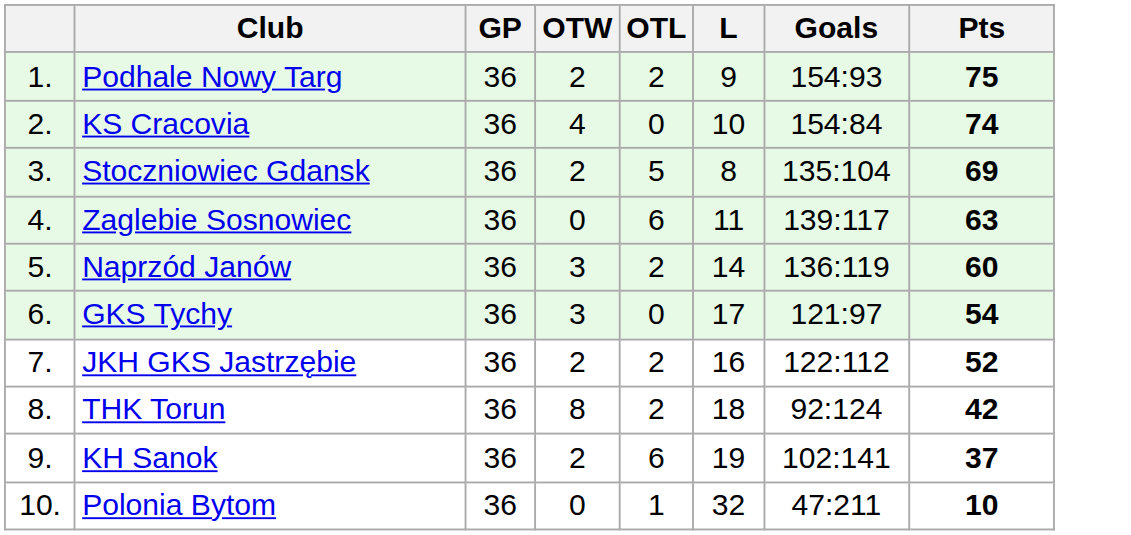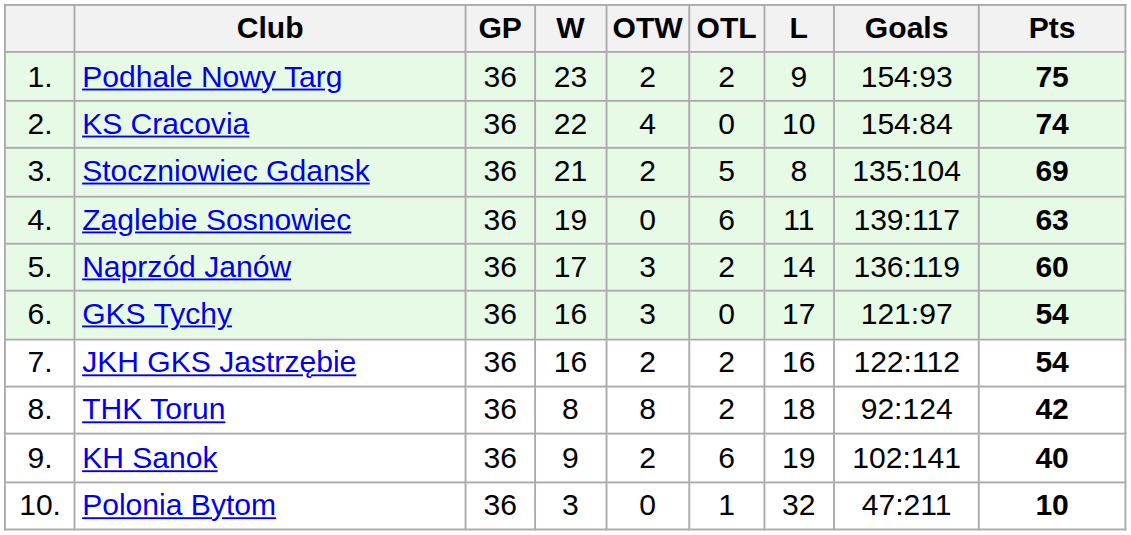+ column: (570, 28)
(982, 362) 52 -> (1052, 362) 54
(982, 457) 37 -> (1052, 457) 40
